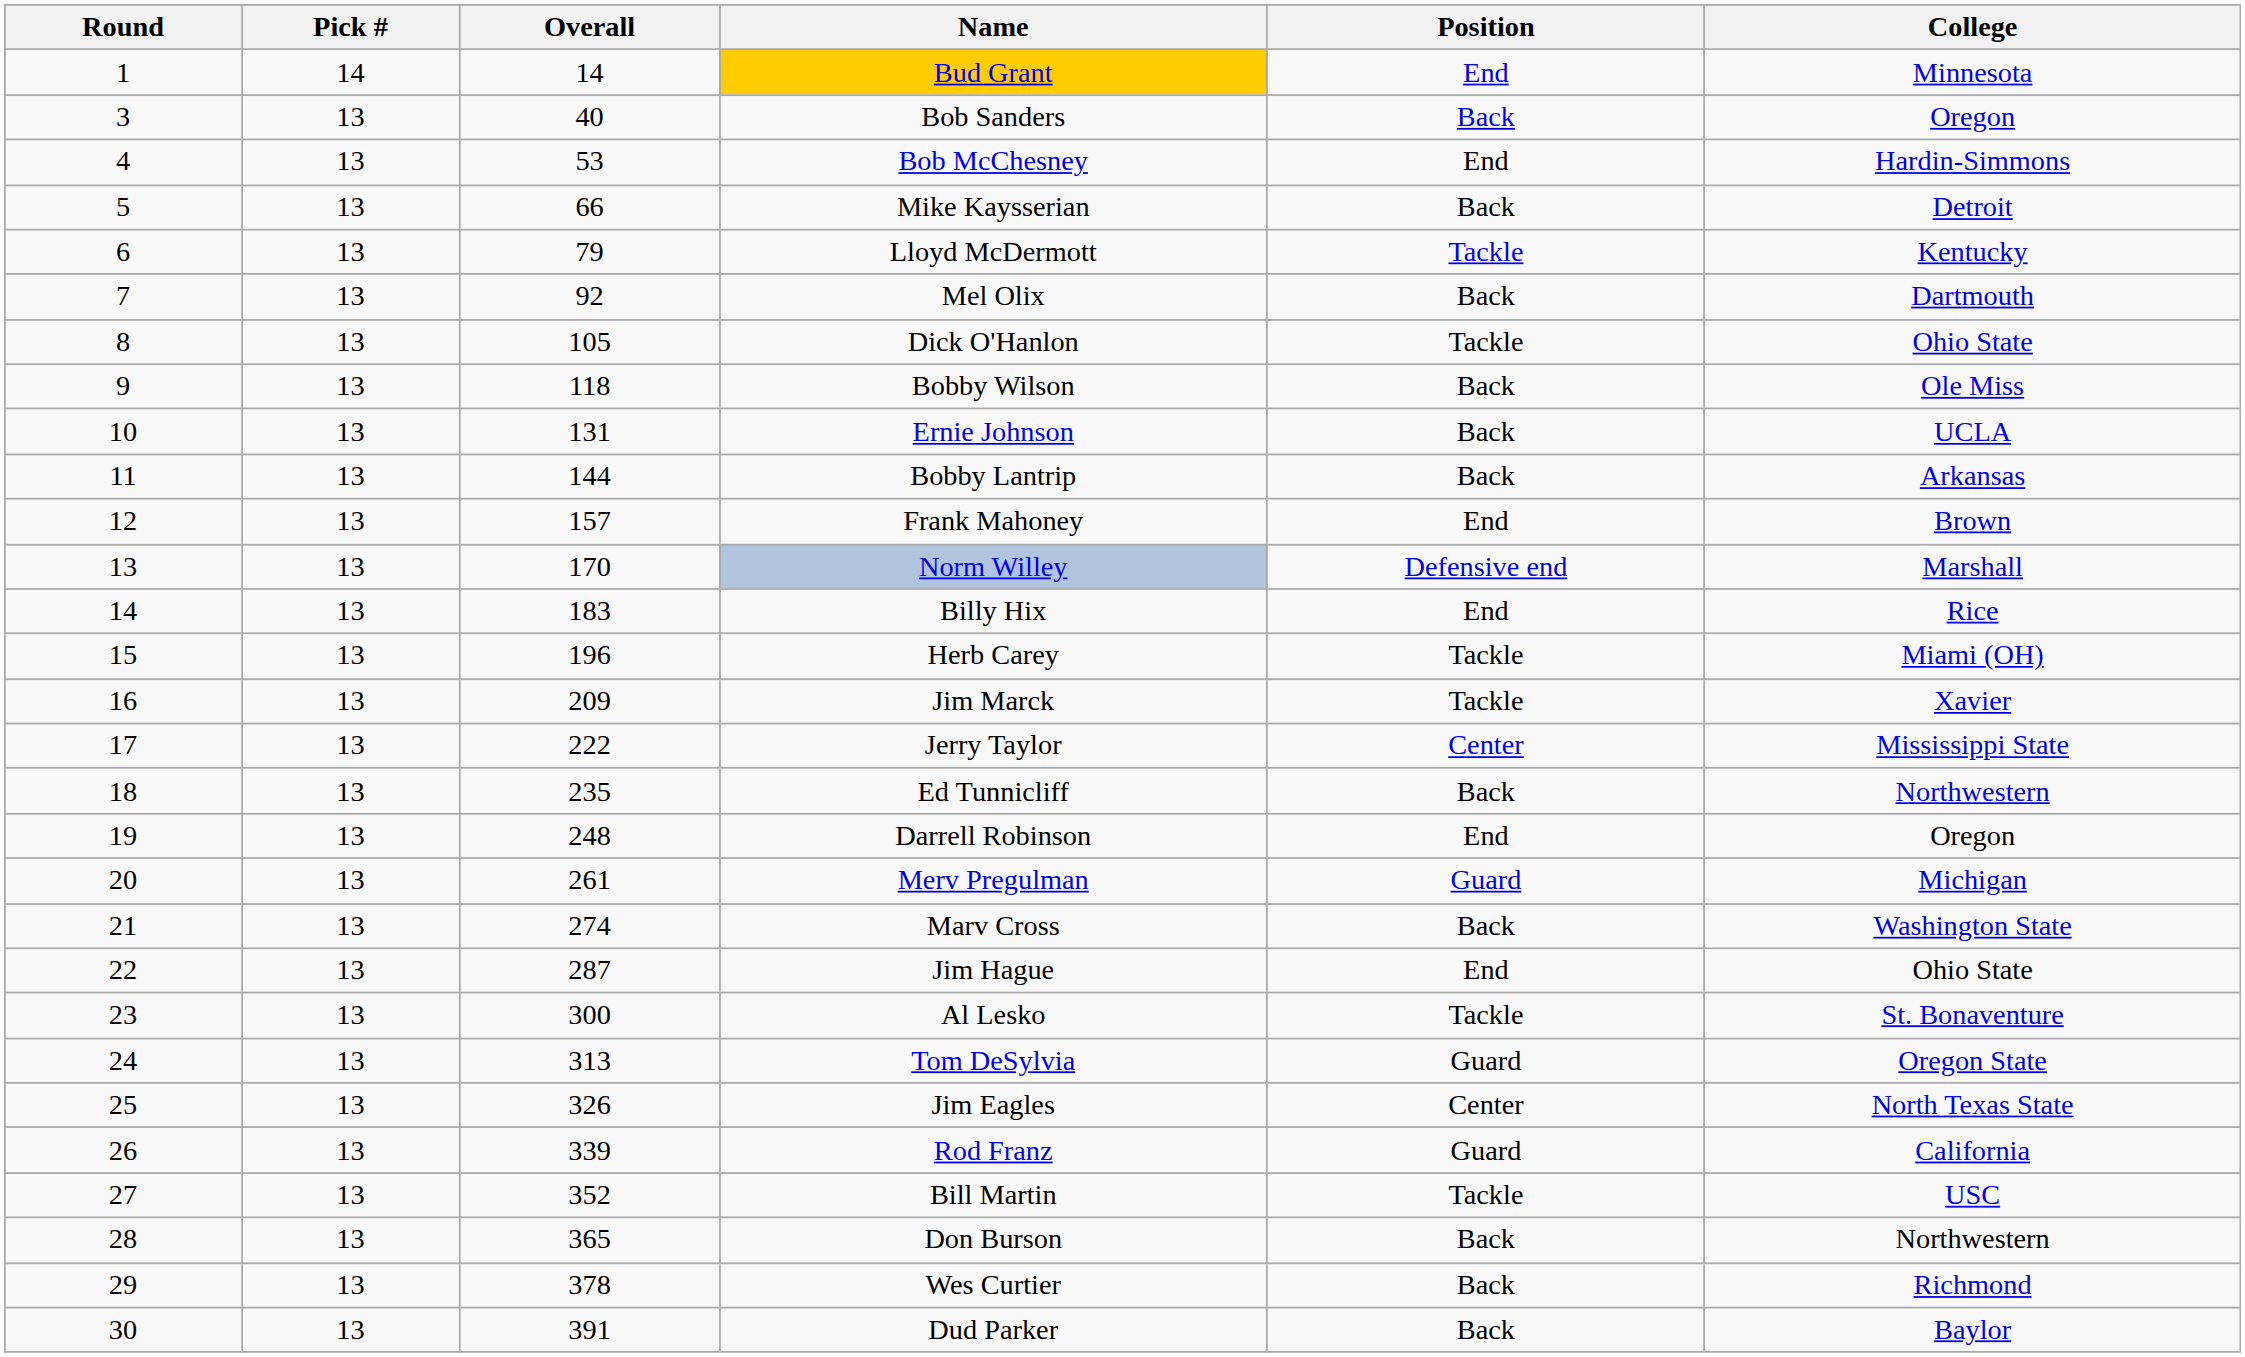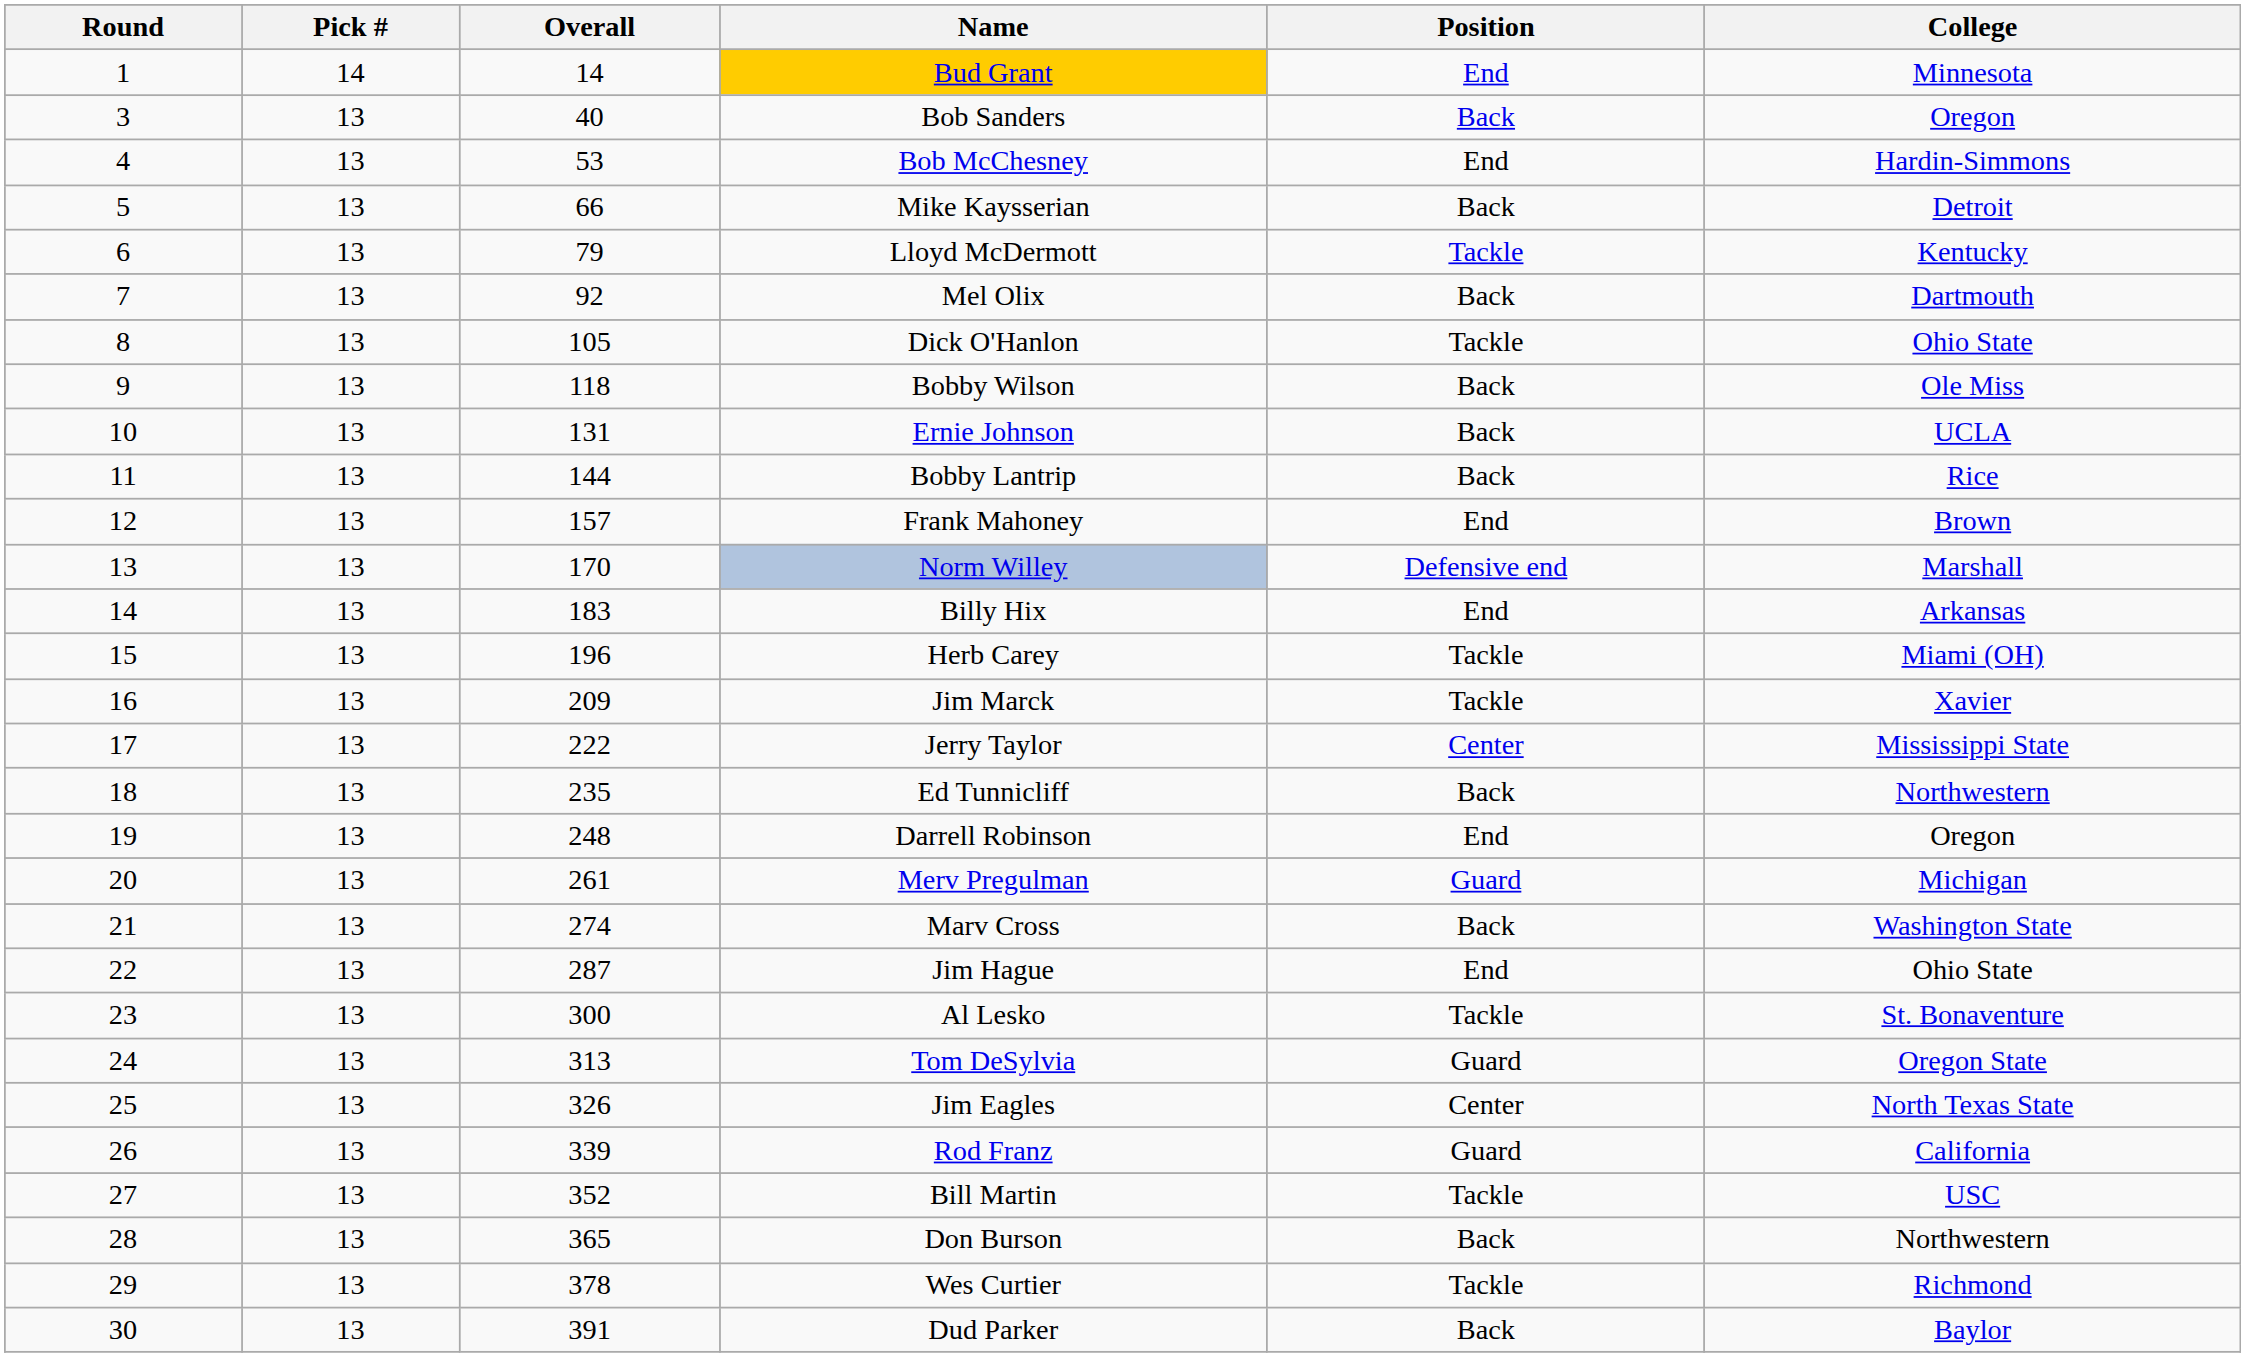(1973, 476) Arkansas -> (1973, 476) Rice
(1973, 610) Rice -> (1973, 610) Arkansas
(1486, 1284) Back -> (1486, 1284) Tackle
